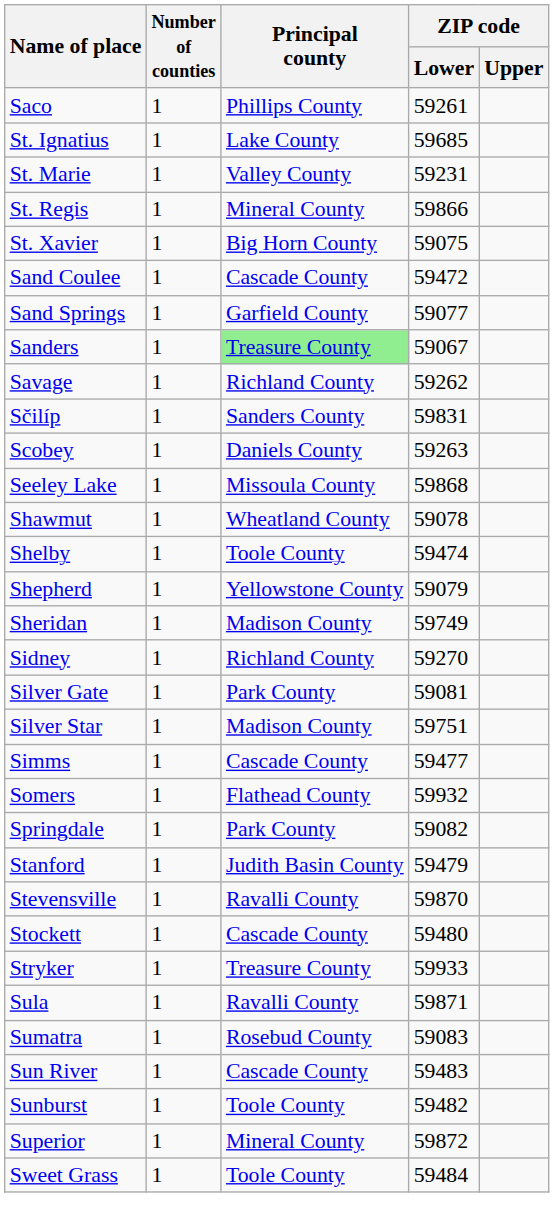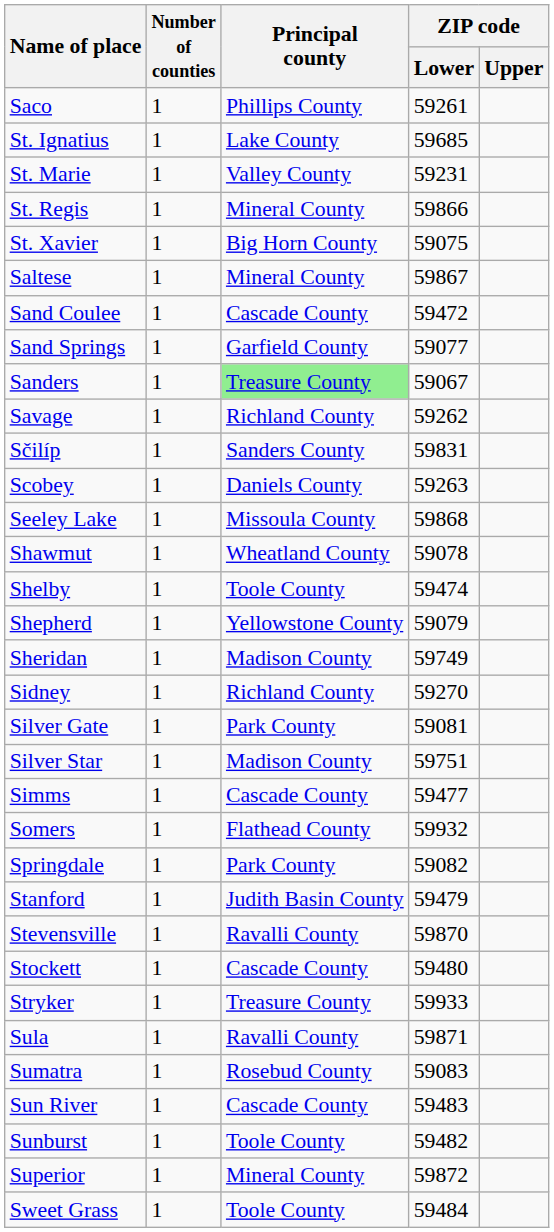+ row: (41, 277)
